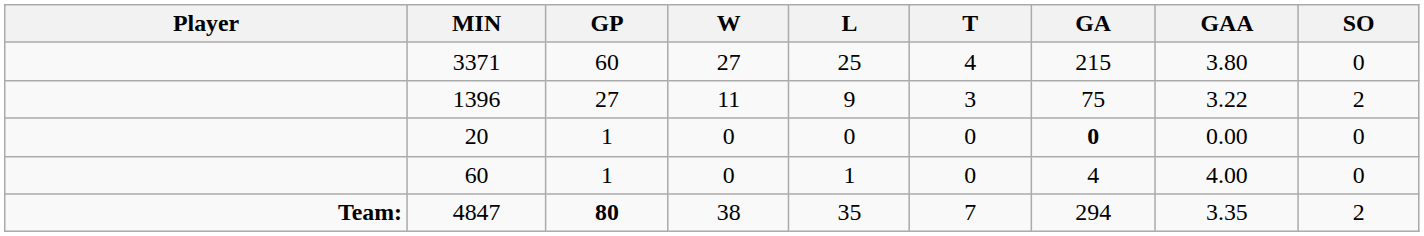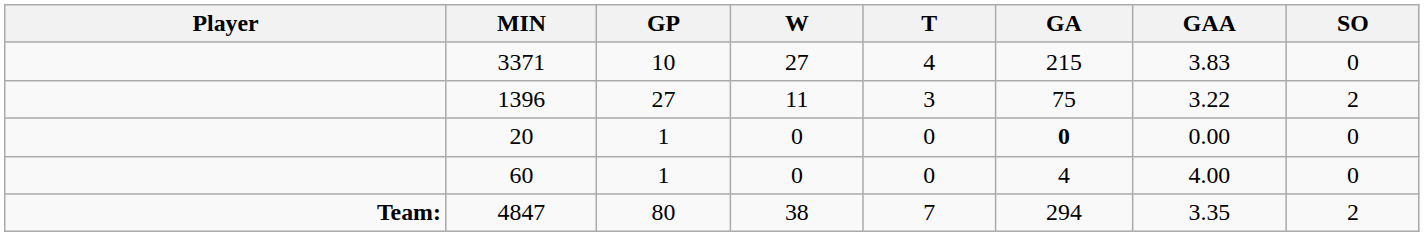- column: (849, 23)
(607, 61) 60 -> (664, 61) 10
(1227, 61) 3.80 -> (1209, 61) 3.83
(607, 212) bold -> (664, 212) normal
